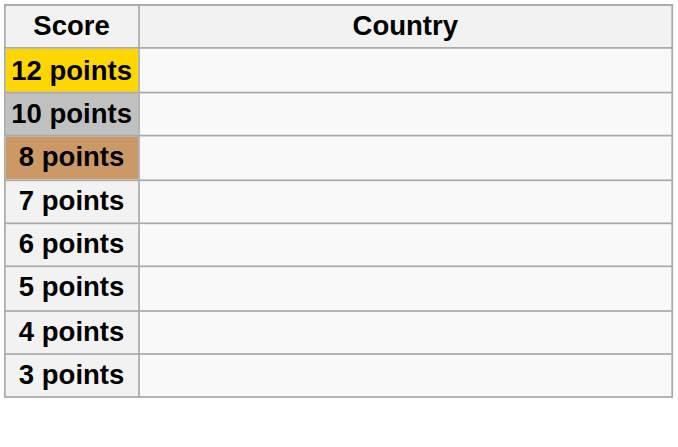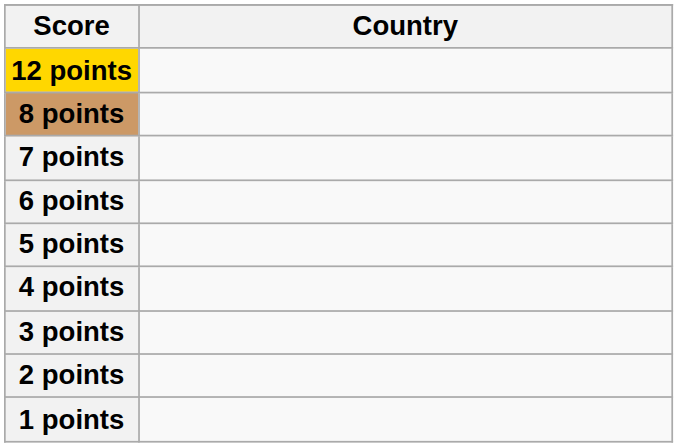- row: (72, 113)
+ row: (72, 375)
+ row: (72, 419)
